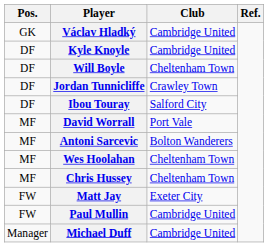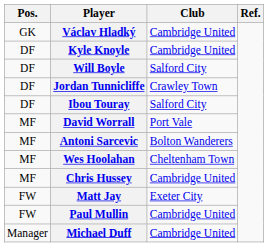(192, 68) Cheltenham Town -> (178, 68) Salford City
(192, 178) Cheltenham Town -> (193, 178) Cambridge United
